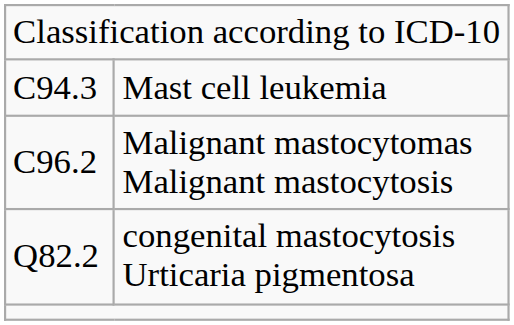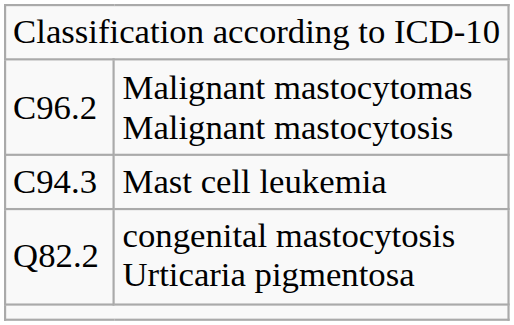rows swapped: (255, 87) <-> (298, 161)
